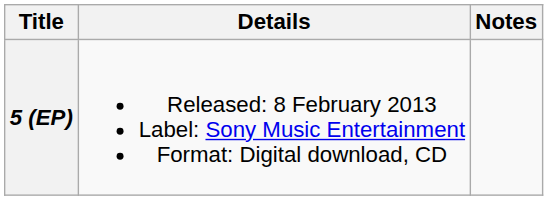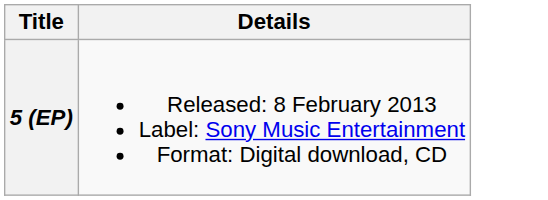- column: (506, 22)
